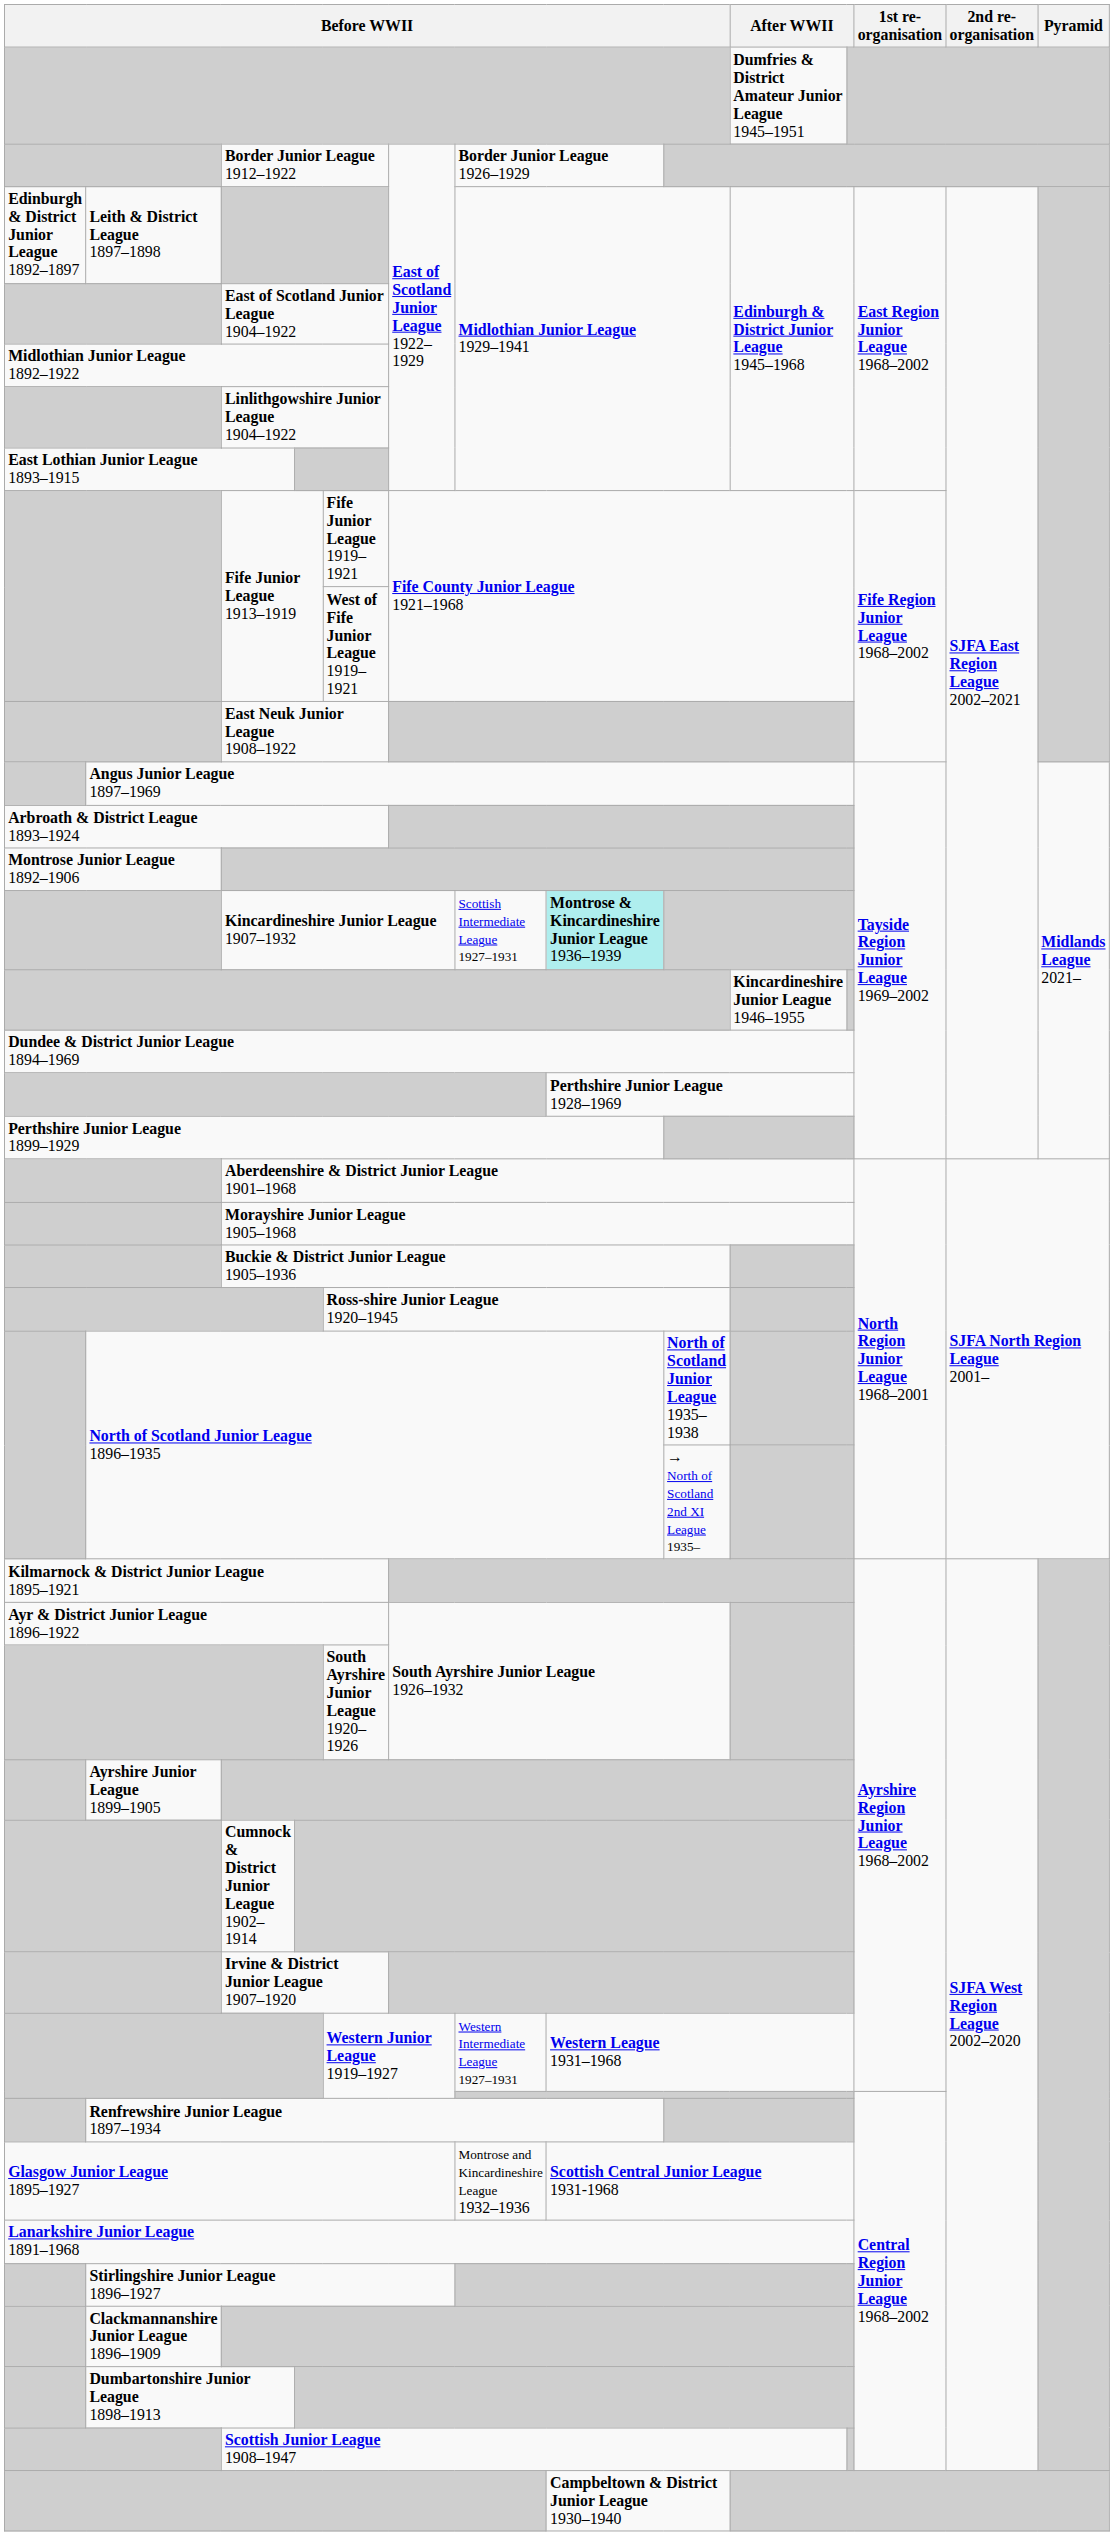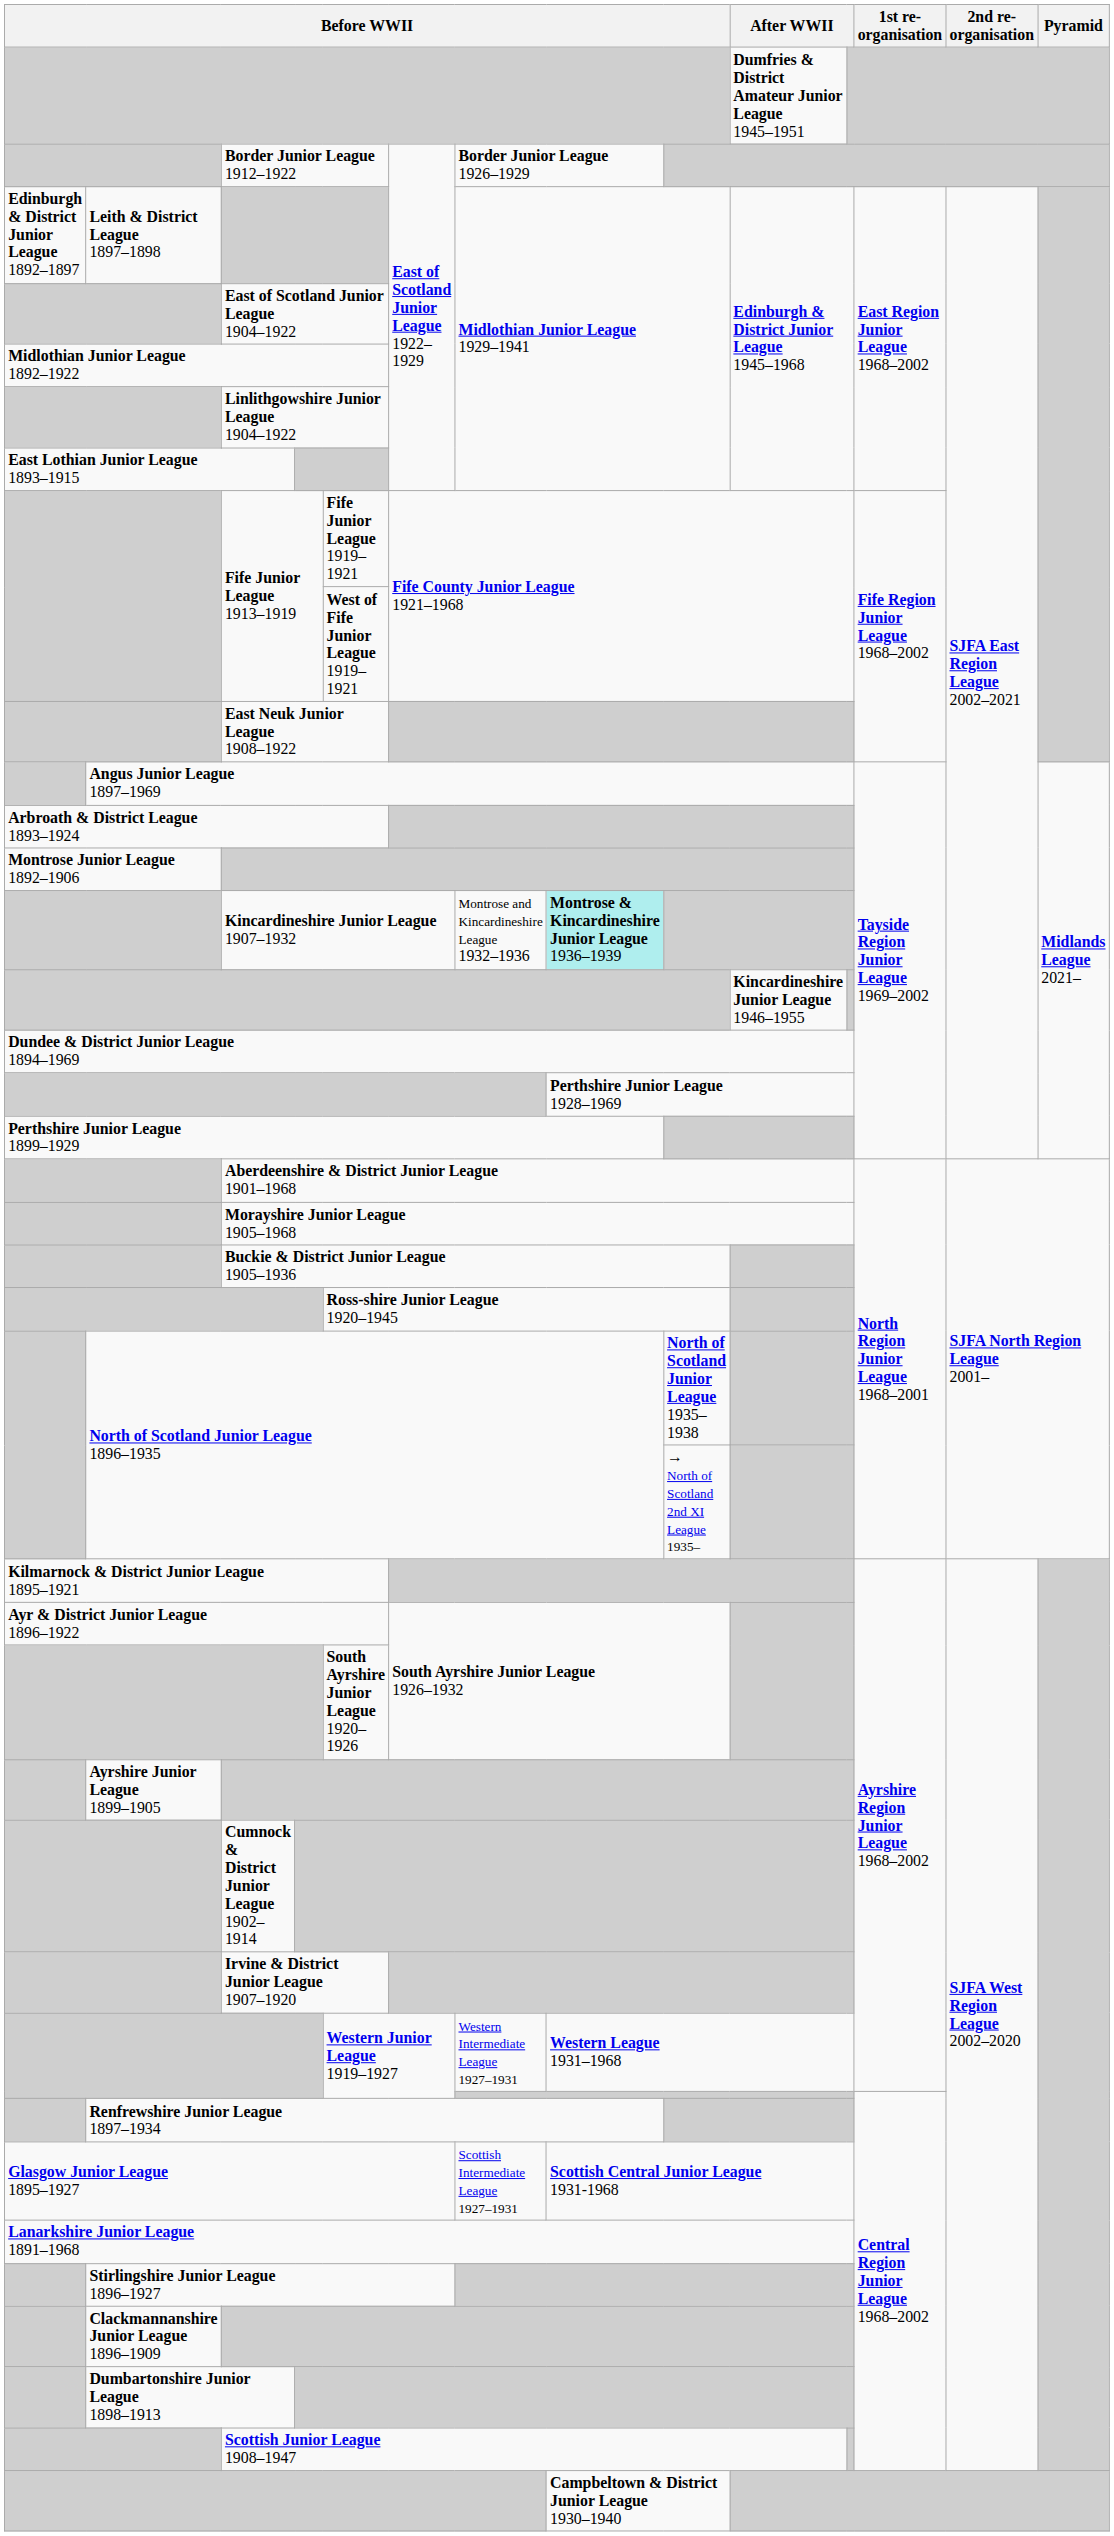(492, 931) Scottish Intermediate League 1927–1931 -> (501, 931) Montrose and Kincardineshire League 1932–1936
(501, 2181) Montrose and Kincardineshire League 1932–1936 -> (492, 2181) Scottish Intermediate League 1927–1931
